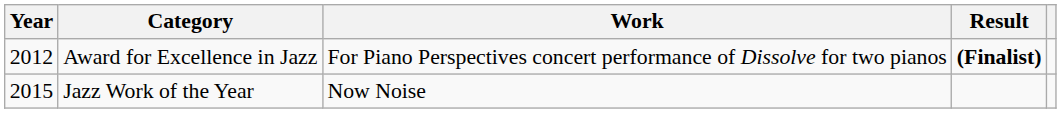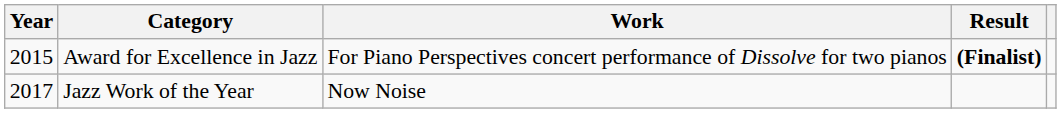(31, 56) 2012 -> (31, 56) 2015
(31, 90) 2015 -> (31, 90) 2017
